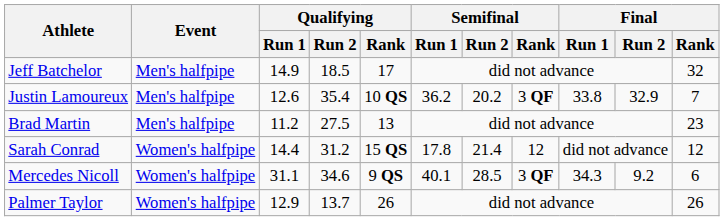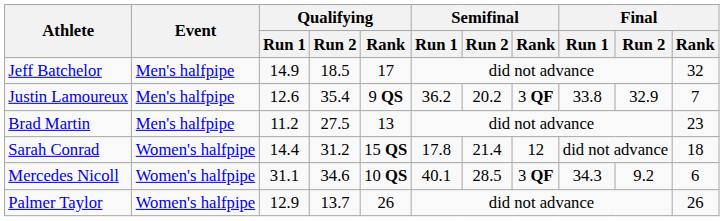(386, 96) 10 QS -> (386, 96) 9 QS
(695, 149) 12 -> (695, 149) 18
(386, 176) 9 QS -> (386, 176) 10 QS
